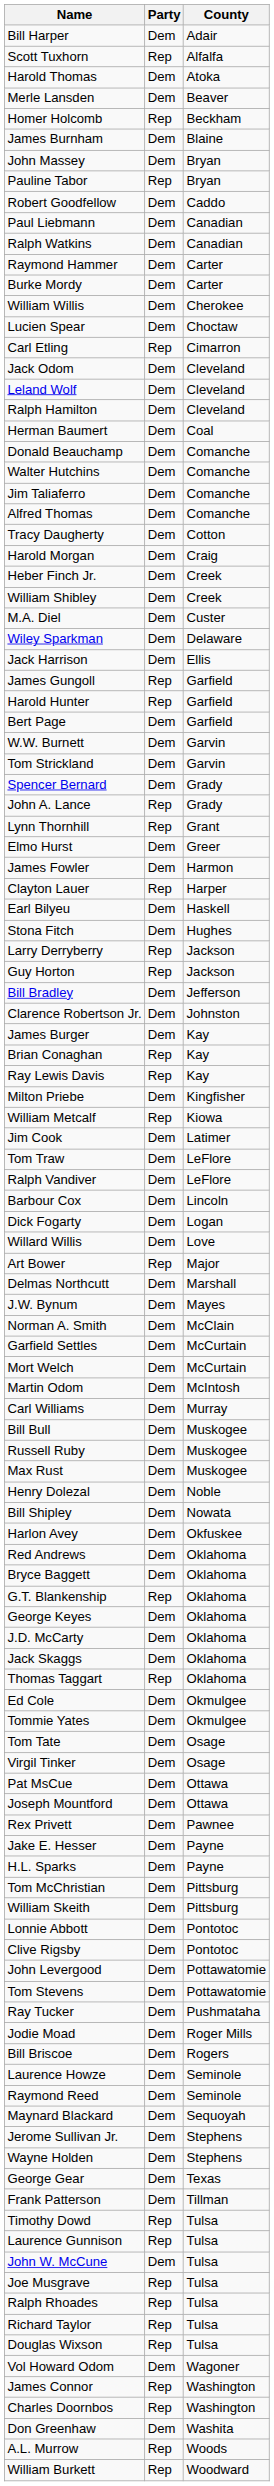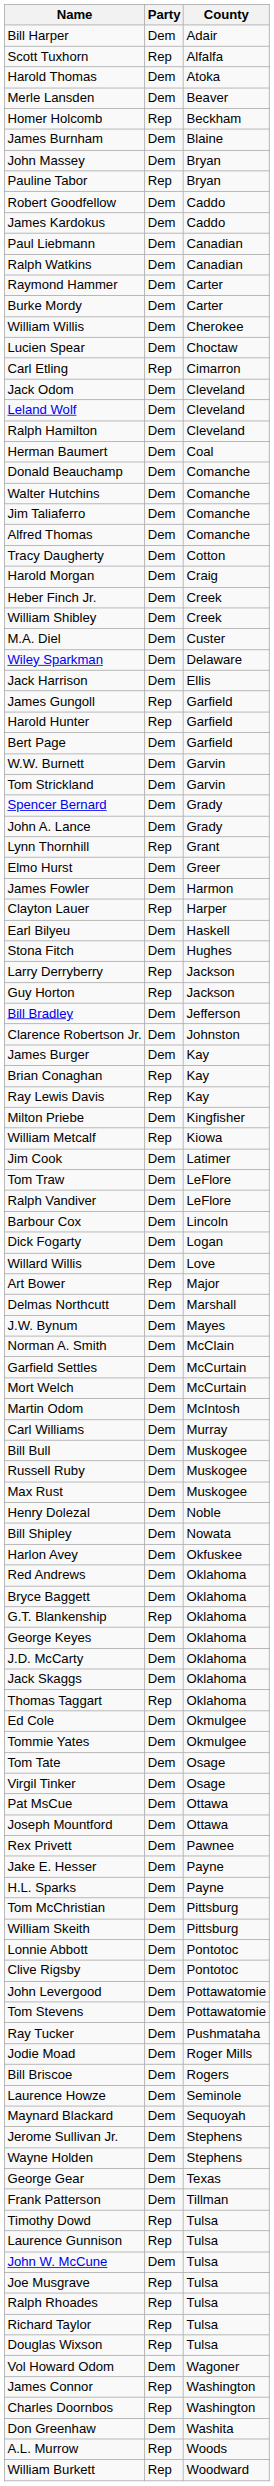+ row: (56, 222)
(160, 805) Rep -> (162, 826) Dem
- row: (53, 2095)
